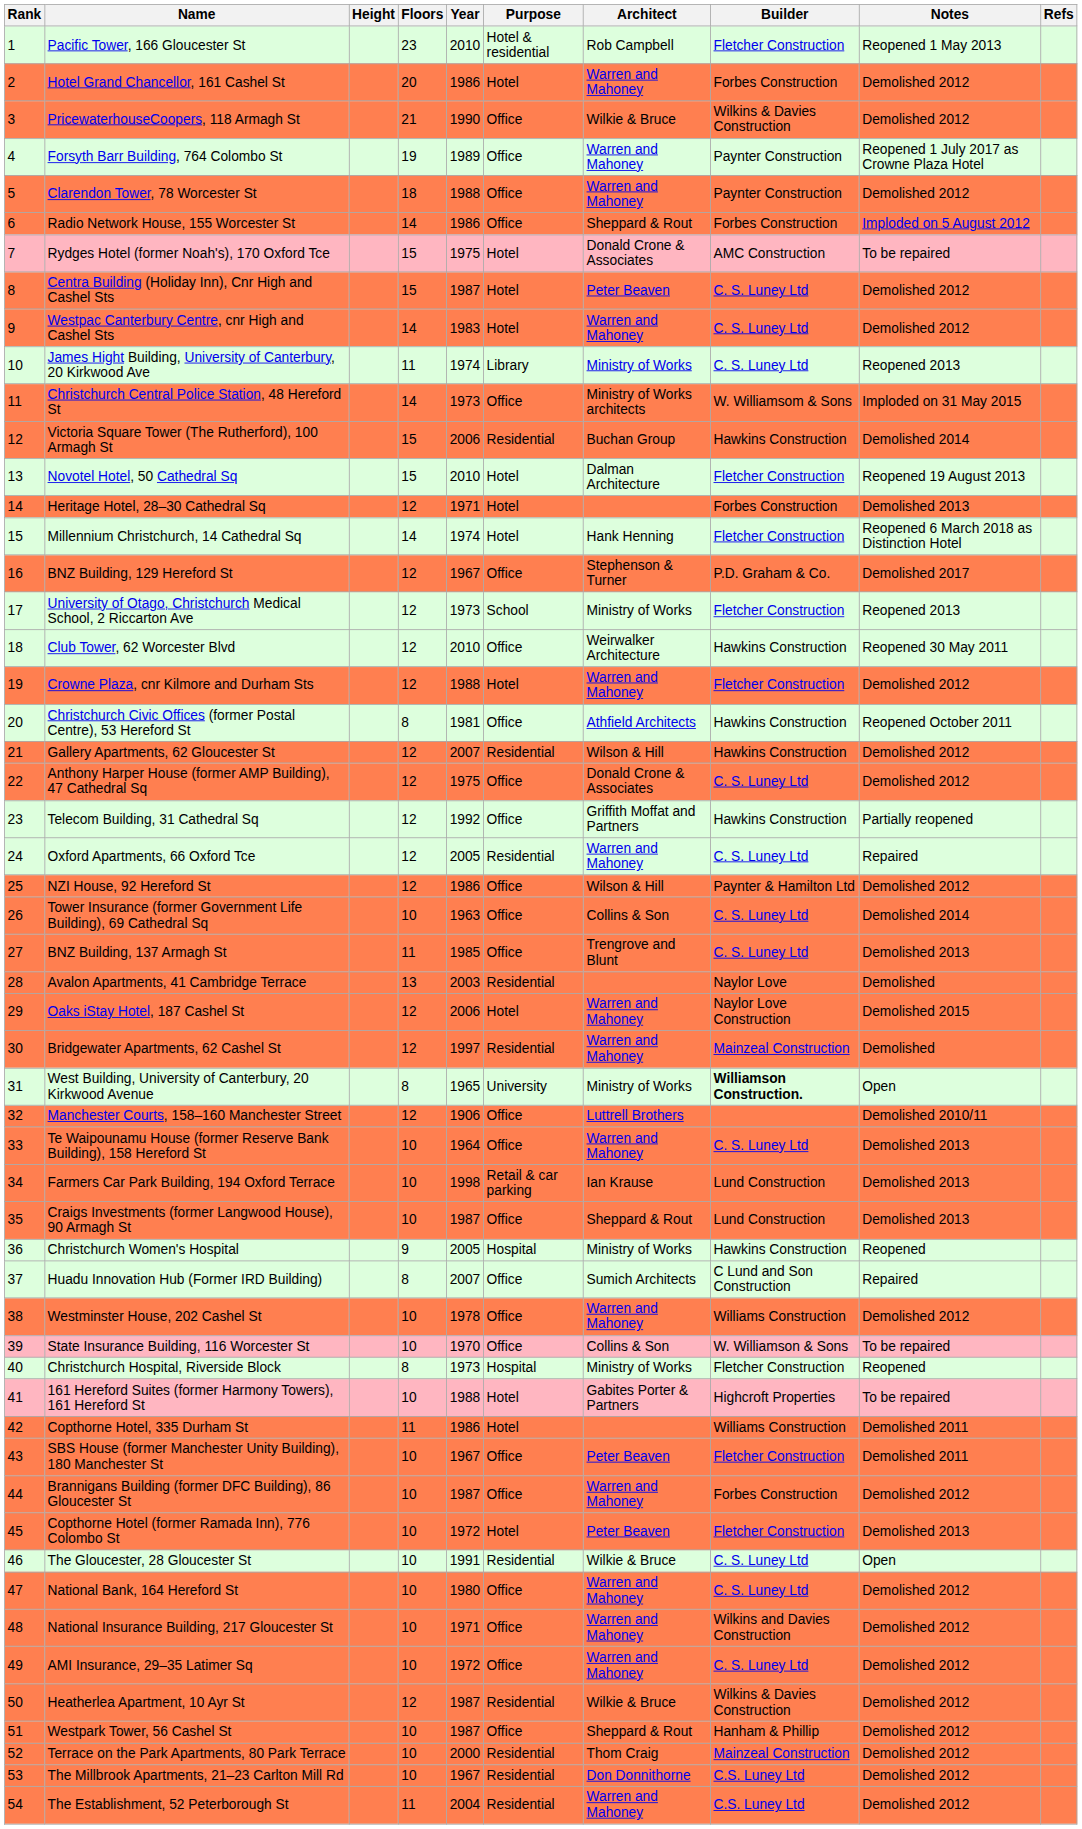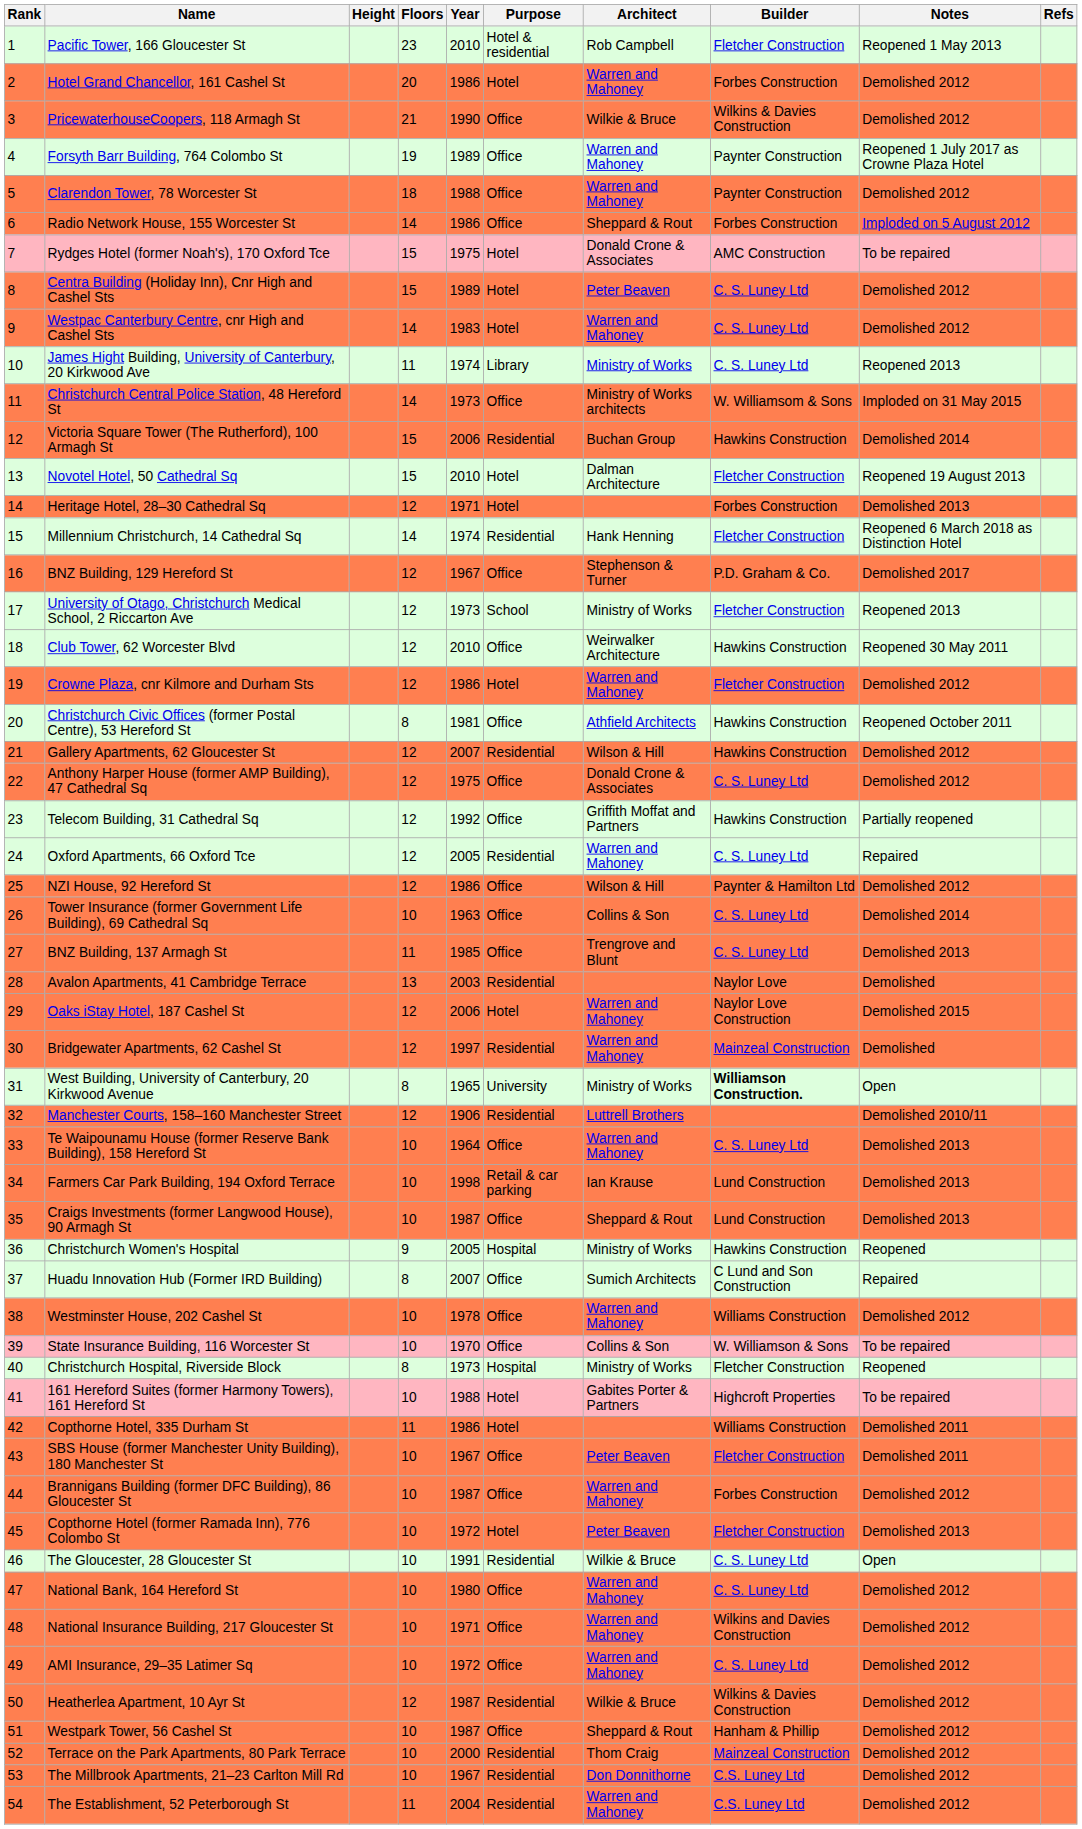(465, 290) 1987 -> (465, 290) 1989
(503, 536) Hotel -> (521, 536) Residential
(465, 685) 1988 -> (465, 685) 1986
(504, 1116) Office -> (521, 1116) Residential
